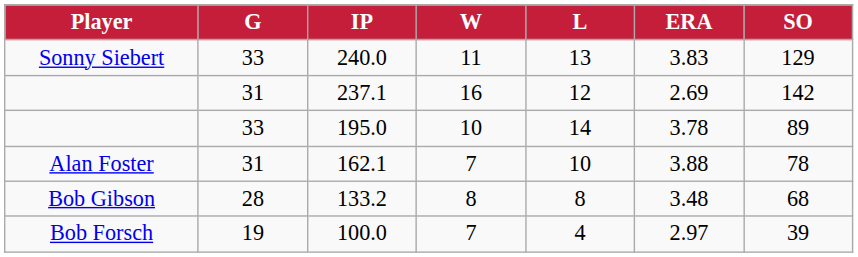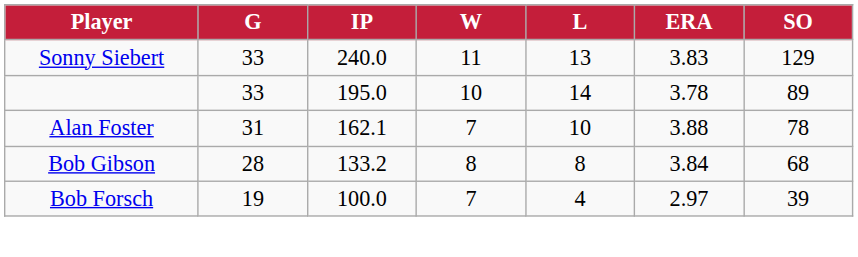- row: (362, 92)
(689, 198) 3.48 -> (689, 163) 3.84
